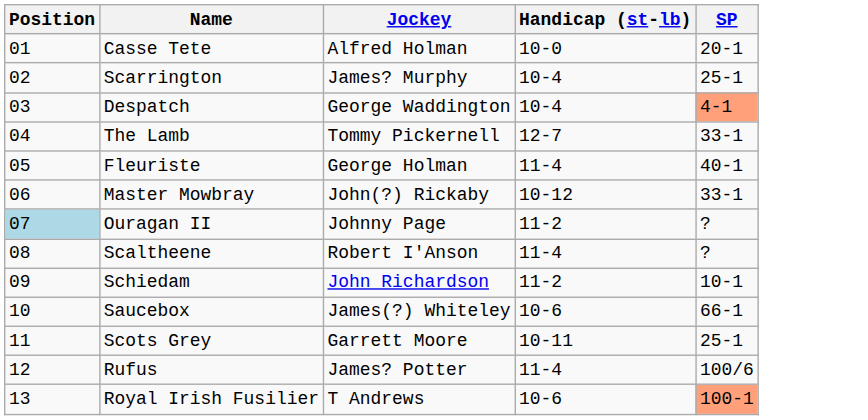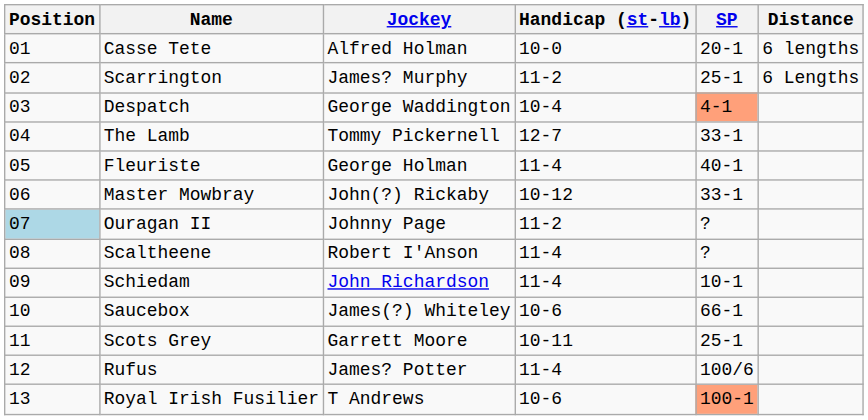+ column: (811, 19)
(541, 78) 10-4 -> (541, 78) 11-2
(541, 282) 11-2 -> (541, 282) 11-4
